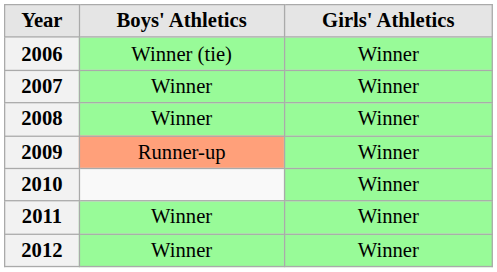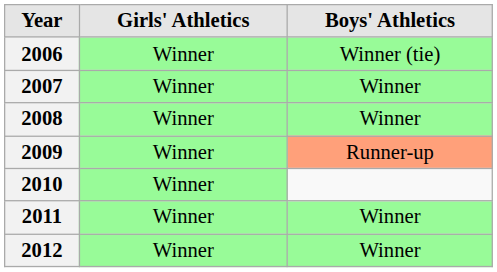columns swapped: (182, 20) <-> (388, 20)
